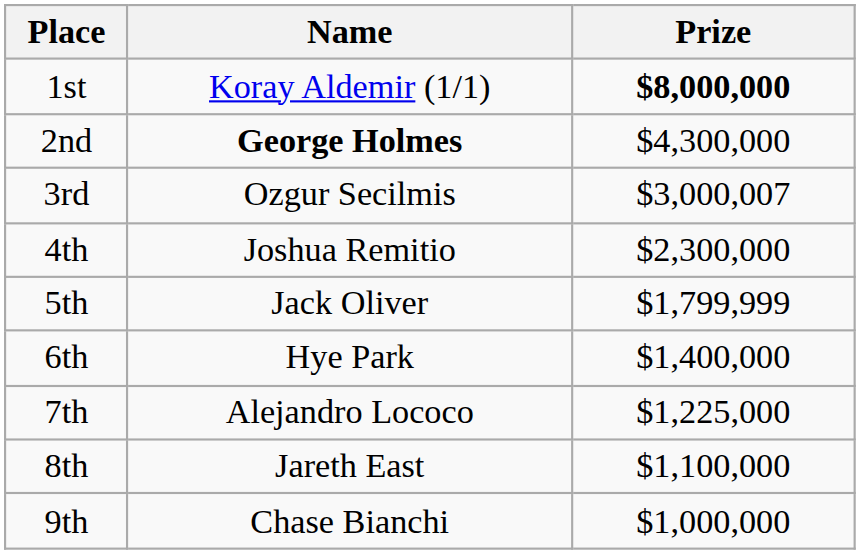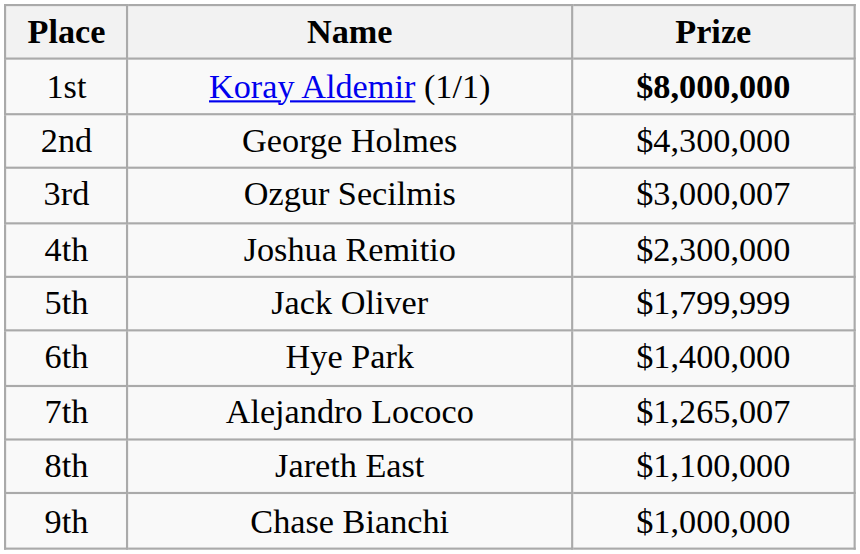(350, 140) bold -> (350, 140) normal
(713, 411) $1,225,000 -> (713, 411) $1,265,007
